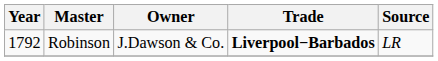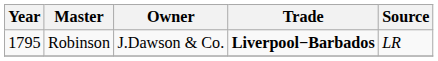(24, 42) 1792 -> (24, 42) 1795
